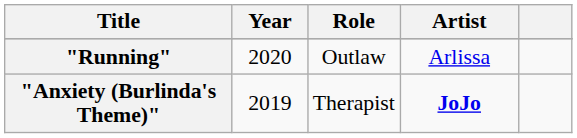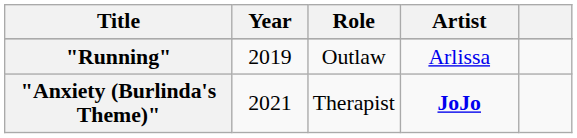(270, 56) 2020 -> (270, 56) 2019
(270, 103) 2019 -> (270, 103) 2021
